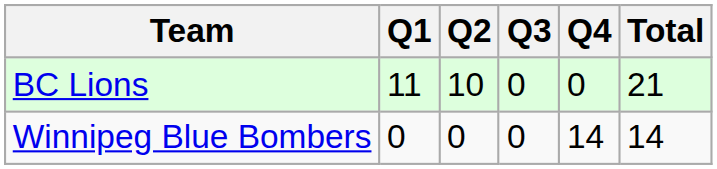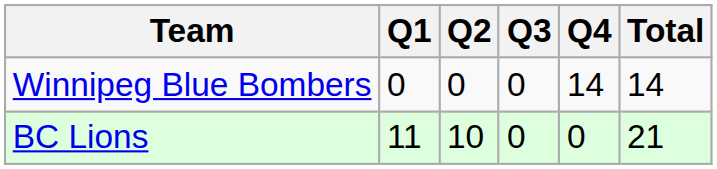rows swapped: (192, 137) <-> (81, 84)
